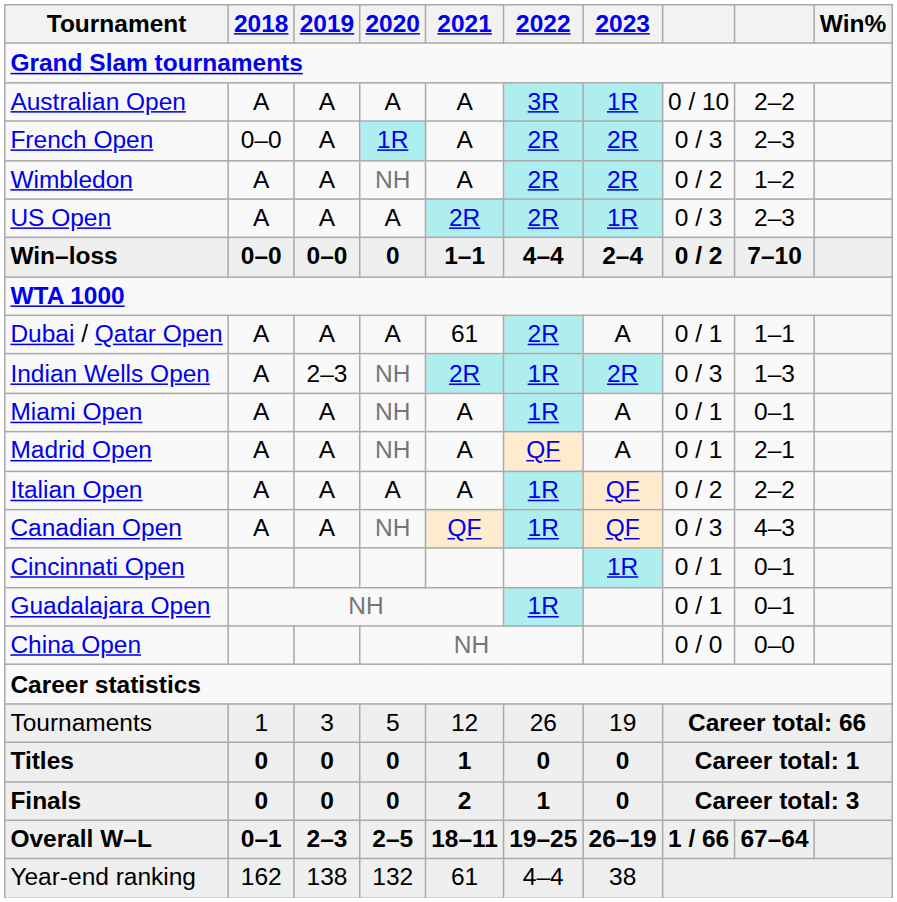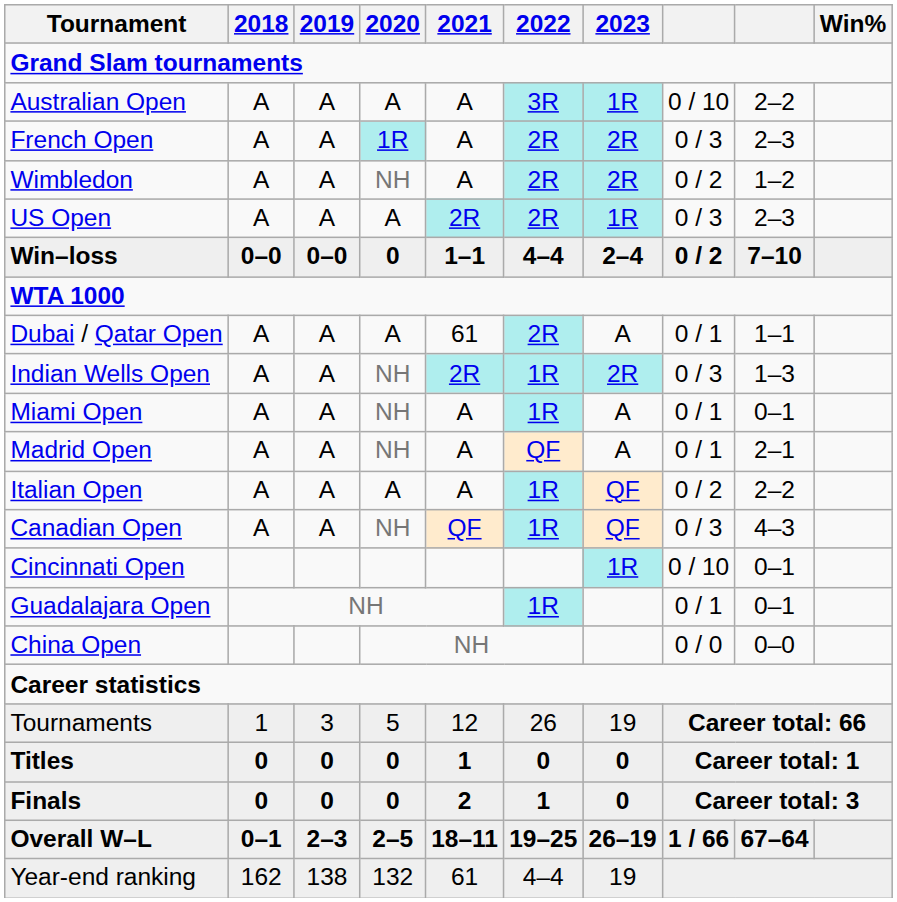(261, 140) 0–0 -> (261, 140) A
(327, 373) 2–3 -> (327, 373) A
(699, 567) 0 / 1 -> (699, 567) 0 / 10
(623, 878) 38 -> (623, 878) 19
